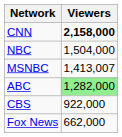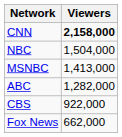(89, 68) 1,413,007 -> (89, 68) 1,413,000
(89, 86) lightgreen background -> (89, 86) no background
